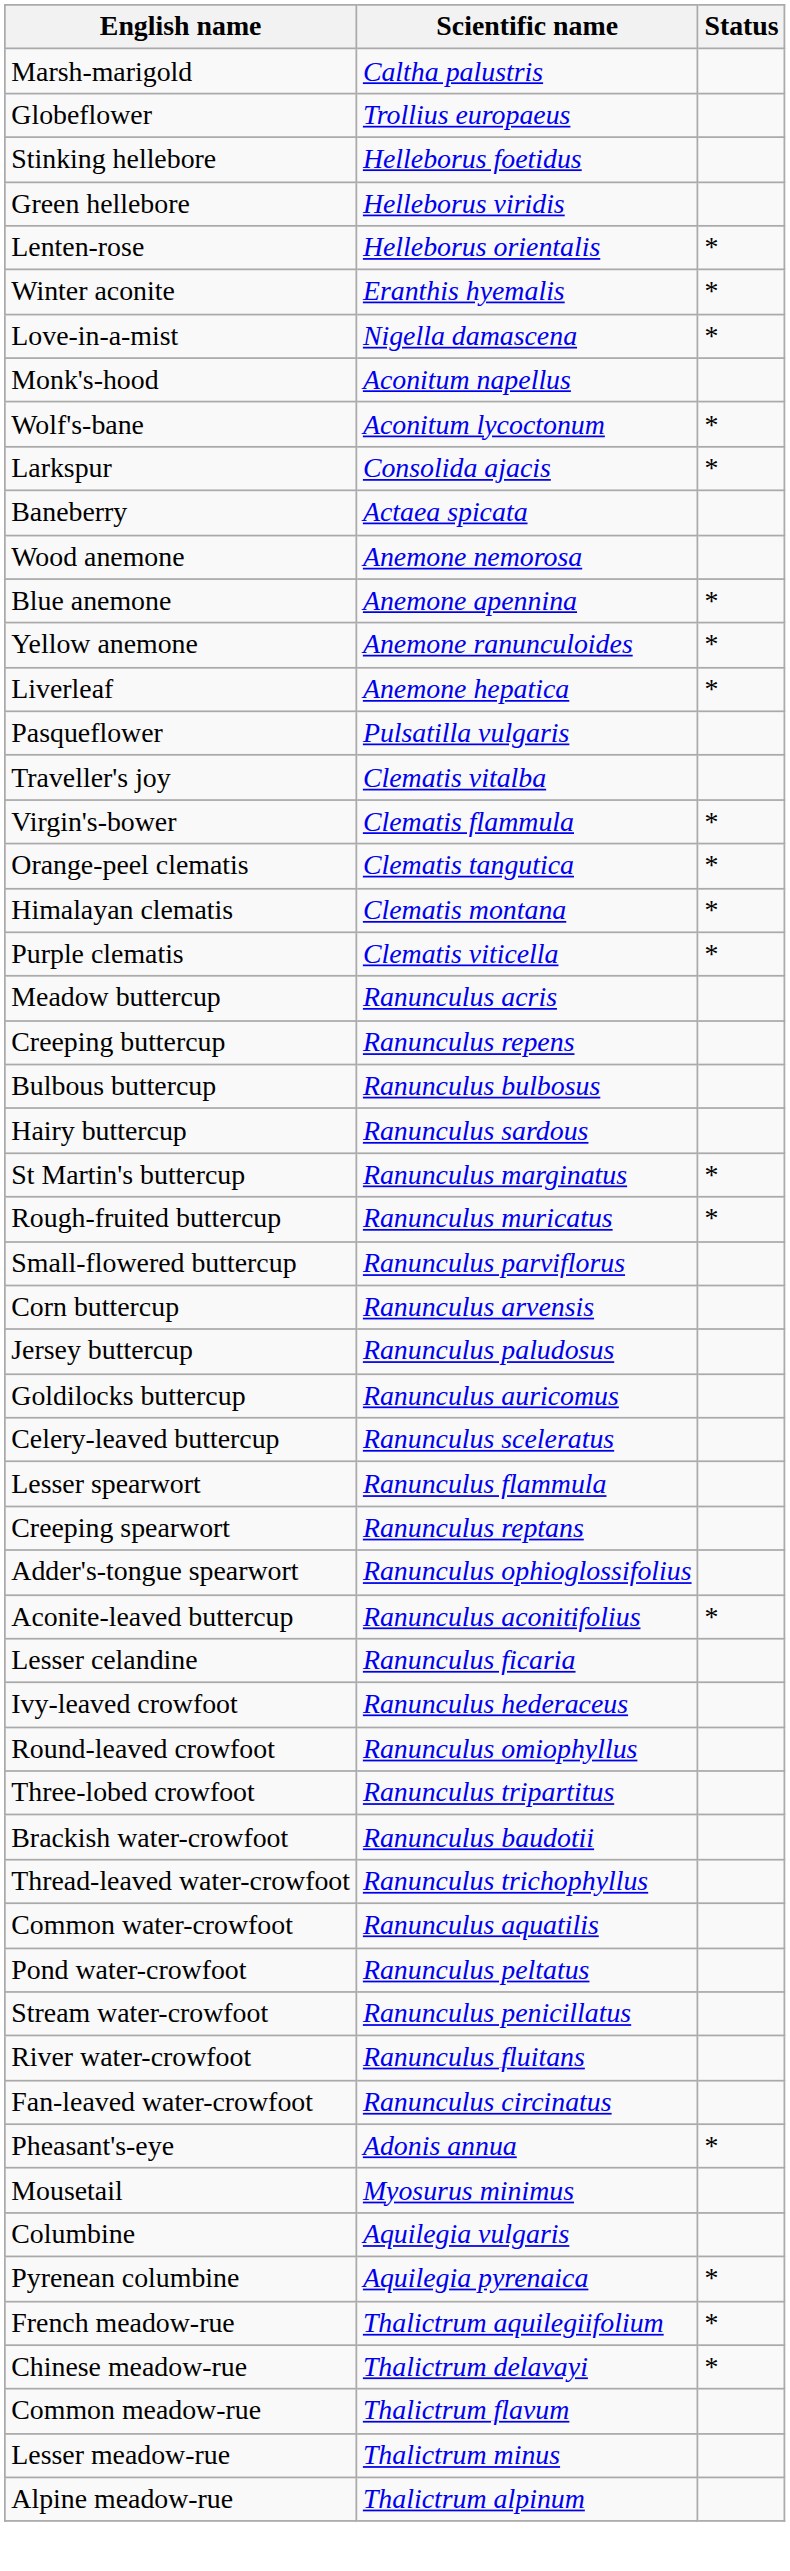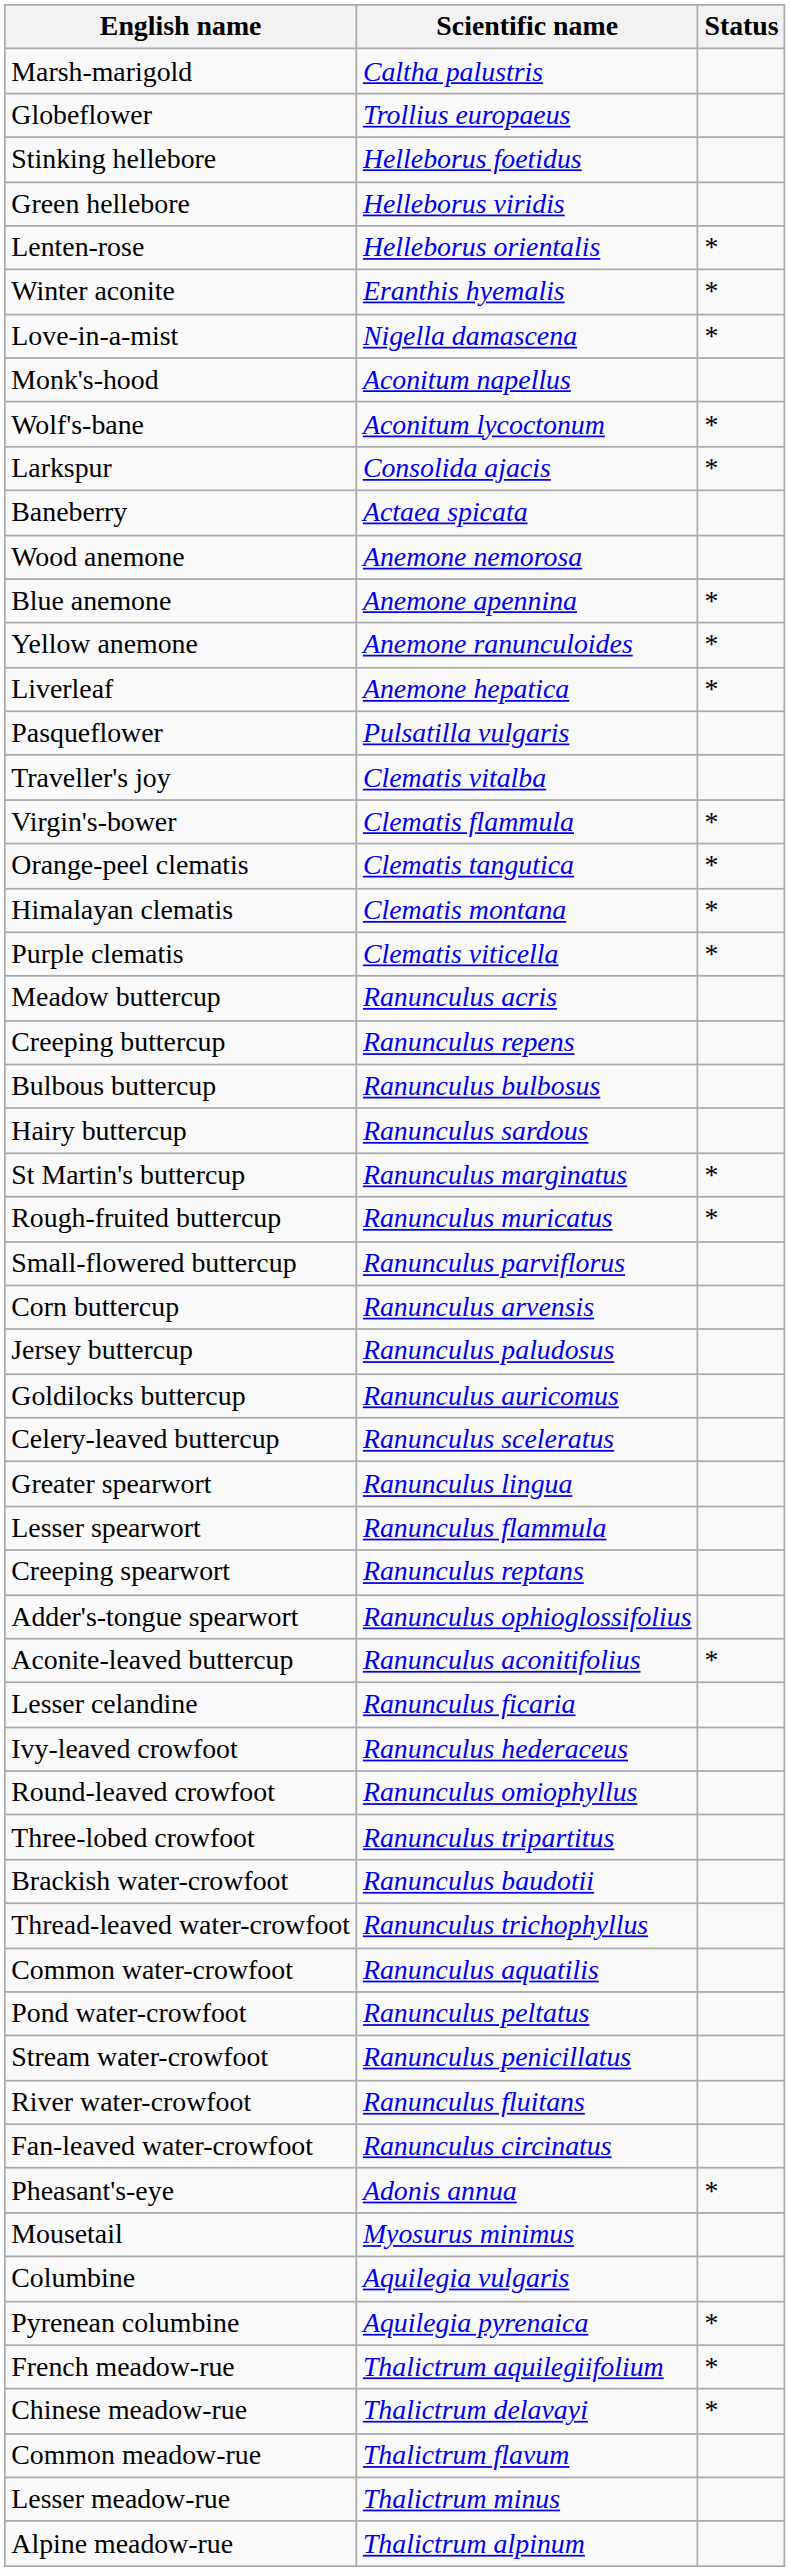+ row: (111, 1483)
